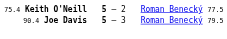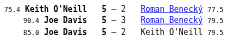+ row: (55, 32)
